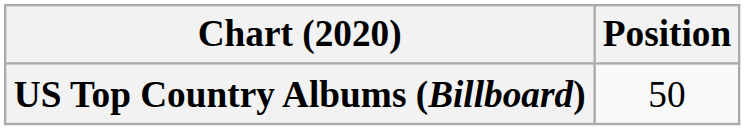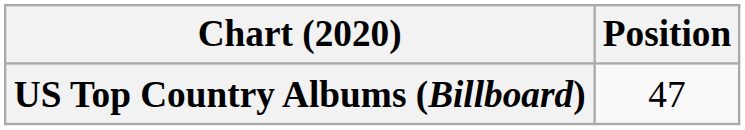(667, 93) 50 -> (667, 93) 47
